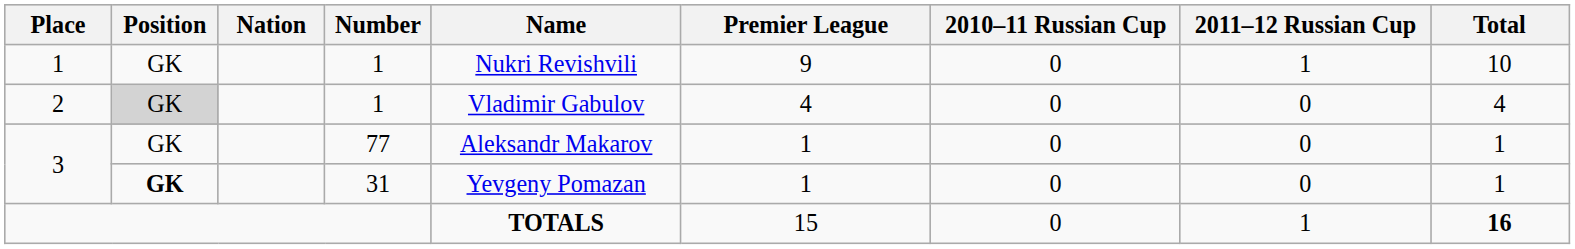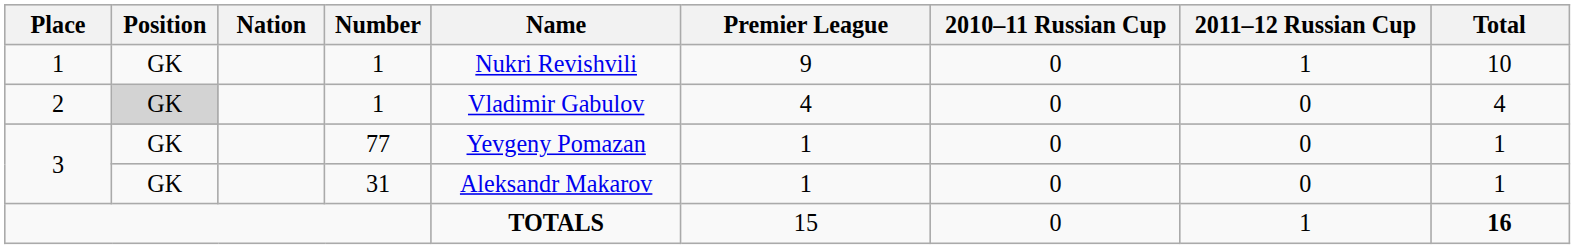(556, 144) Aleksandr Makarov -> (556, 144) Yevgeny Pomazan
(165, 184) bold -> (165, 184) normal
(556, 184) Yevgeny Pomazan -> (556, 184) Aleksandr Makarov
